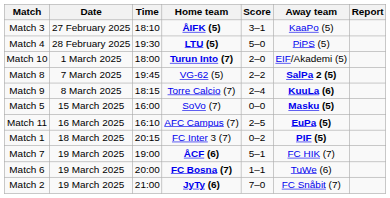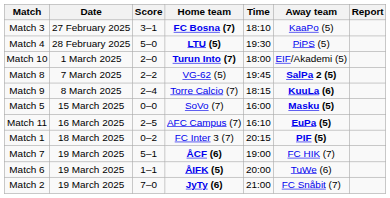columns swapped: (147, 12) <-> (257, 12)
(201, 28) ÅIFK (5) -> (204, 28) FC Bosna (7)
(201, 169) FC Bosna (7) -> (204, 169) ÅIFK (5)
